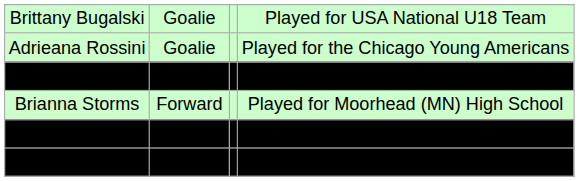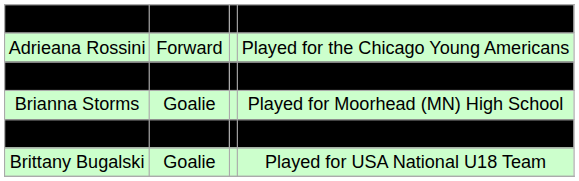rows swapped: (77, 162) <-> (77, 18)
(189, 47) Goalie -> (189, 47) Forward
(189, 104) Forward -> (189, 104) Goalie
